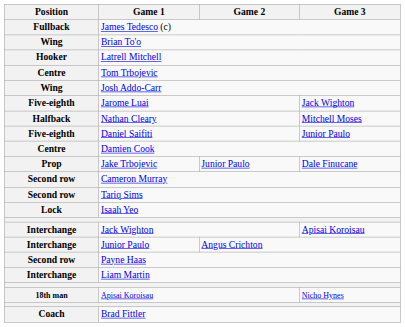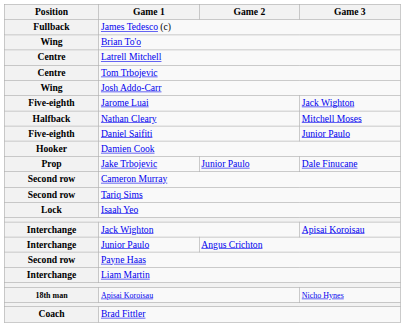(52, 57) Hooker -> (52, 57) Centre
(52, 149) Centre -> (52, 149) Hooker
